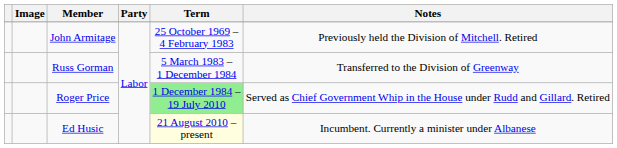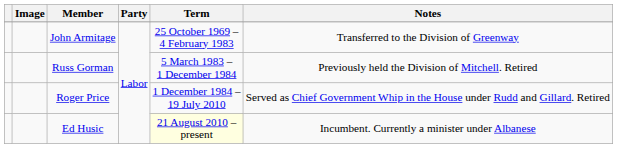(428, 37) Previously held the Division of Mitchell. Retired -> (428, 37) Transferred to the Division of Greenway
(428, 67) Transferred to the Division of Greenway -> (428, 67) Previously held the Division of Mitchell. Retired
(197, 98) lightgreen background -> (197, 98) no background
